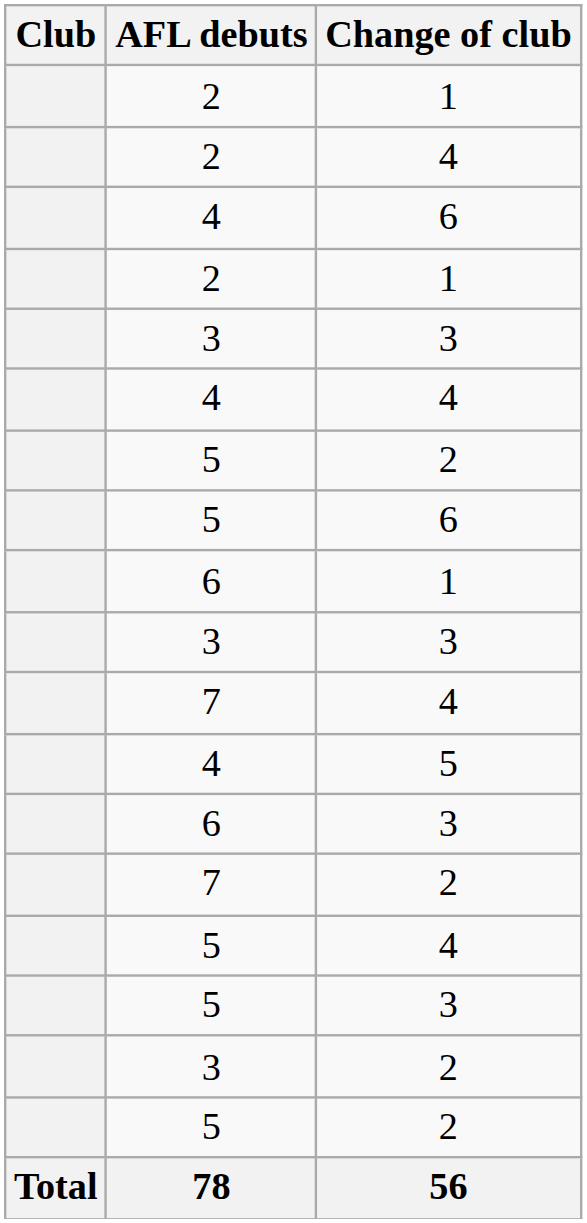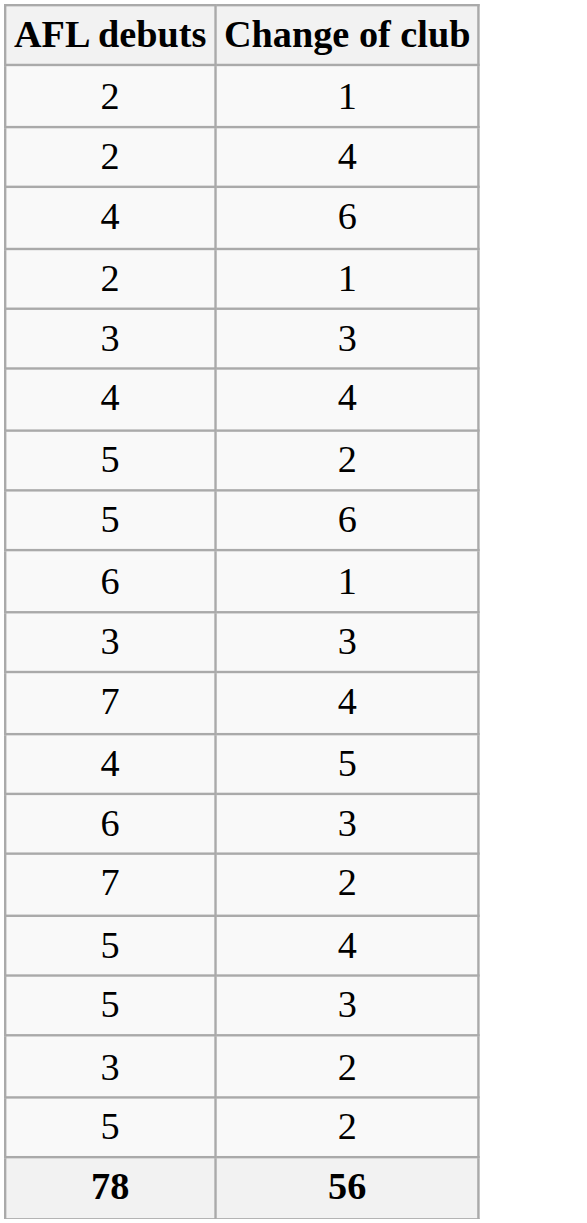- column: (56, 34)
